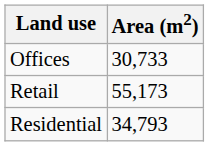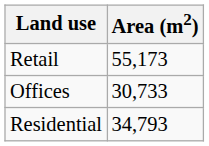rows swapped: (34, 91) <-> (40, 59)
